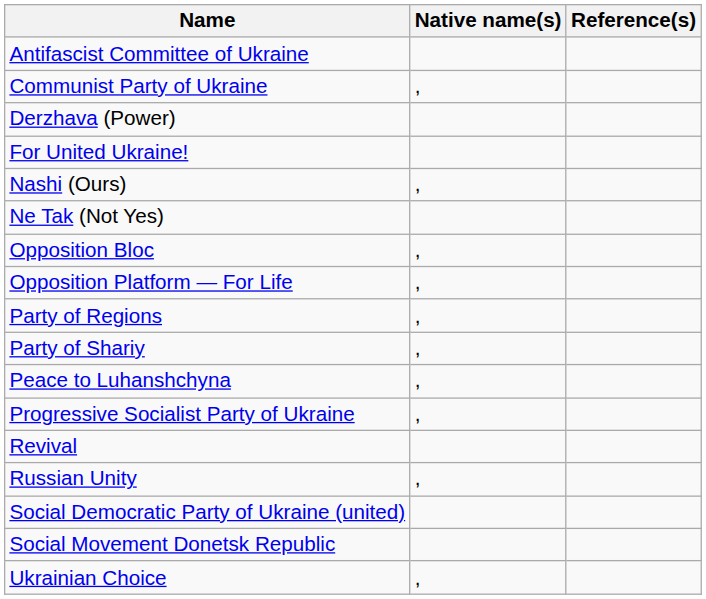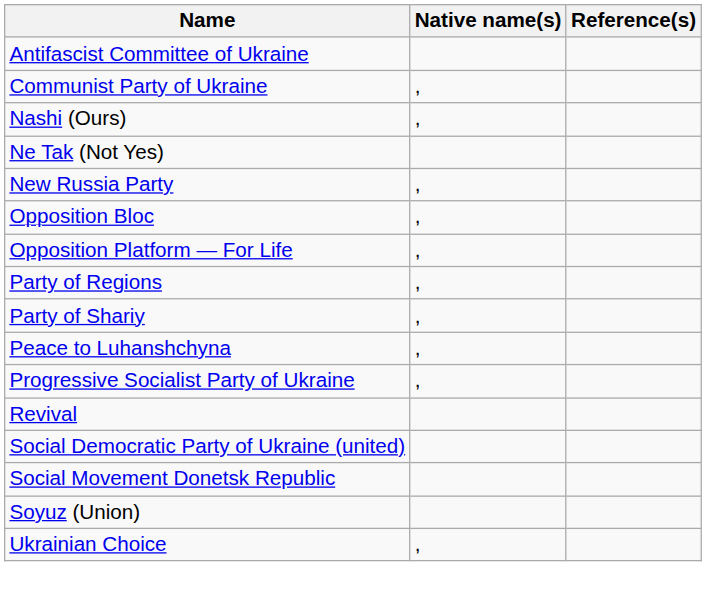- row: (93, 119)
- row: (99, 151)
+ row: (91, 184)
- row: (73, 479)
+ row: (75, 511)
